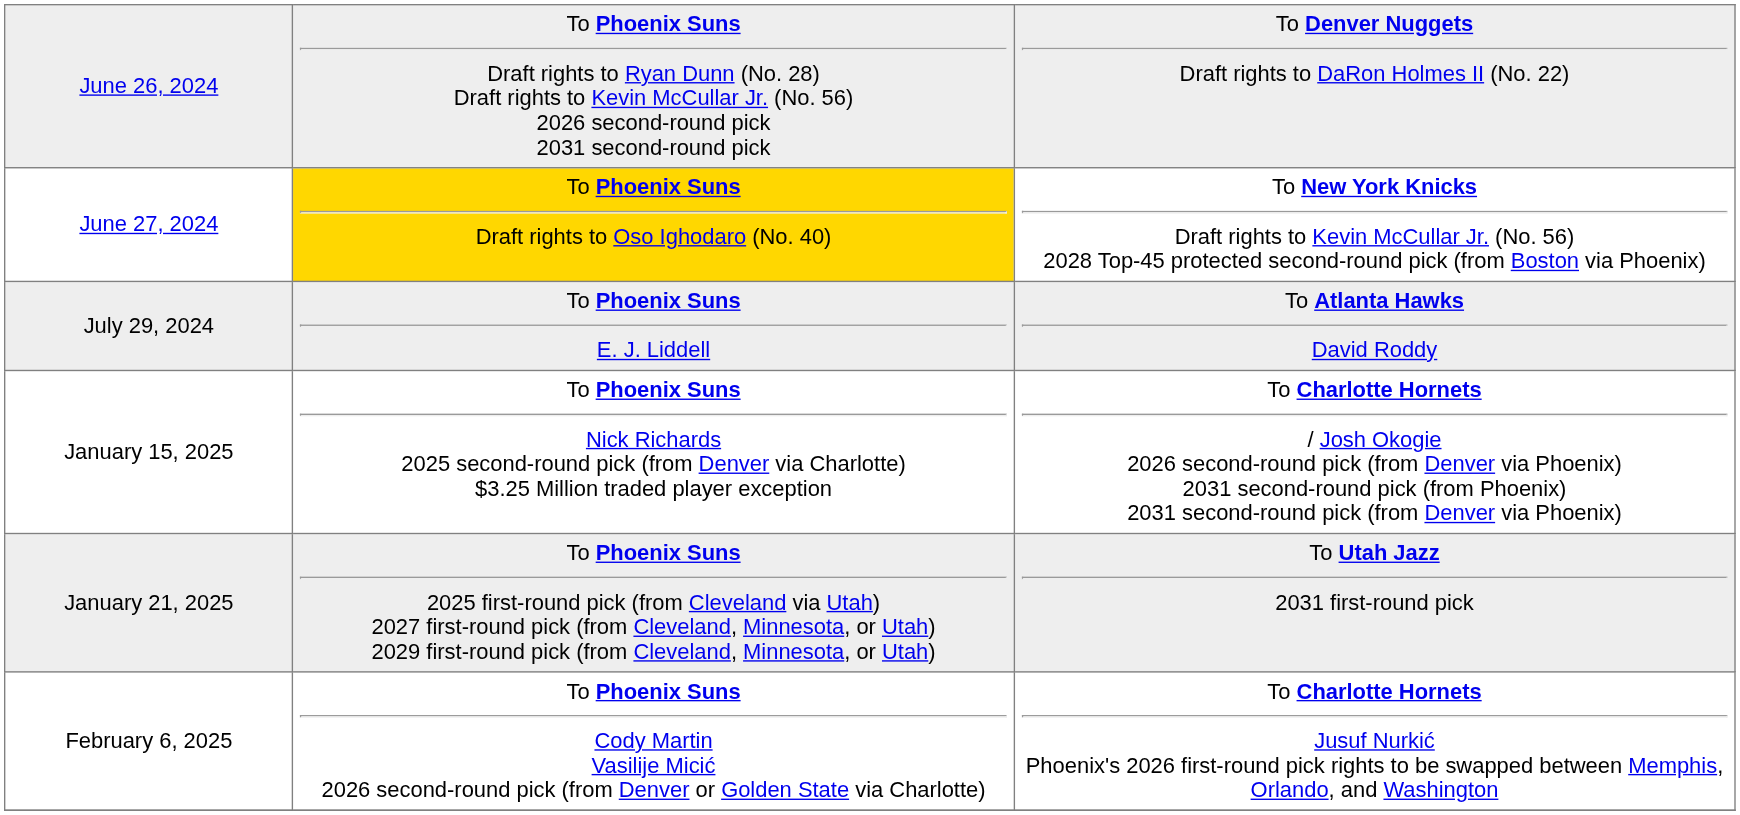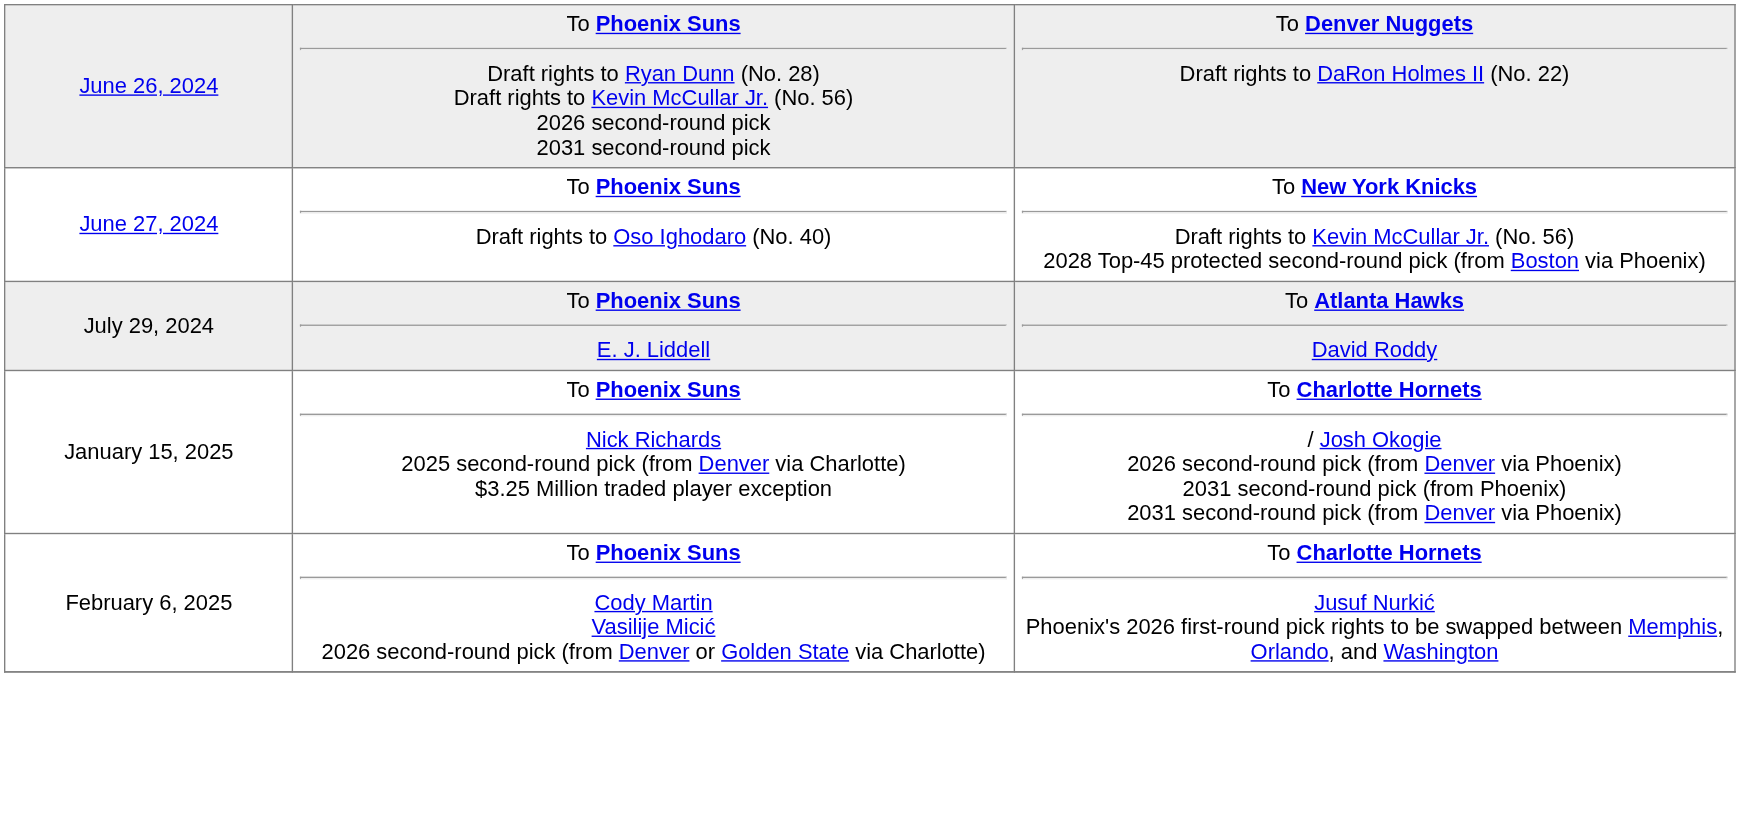(654, 212) gold background -> (654, 212) no background
- row: (149, 602)
